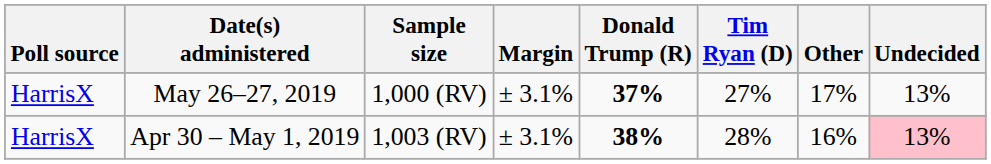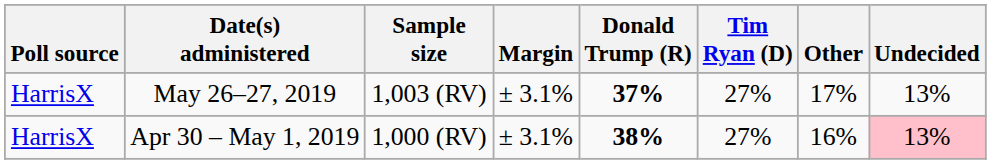(429, 94) 1,000 (RV) -> (429, 94) 1,003 (RV)
(429, 136) 1,003 (RV) -> (429, 136) 1,000 (RV)
(748, 136) 28% -> (748, 136) 27%
